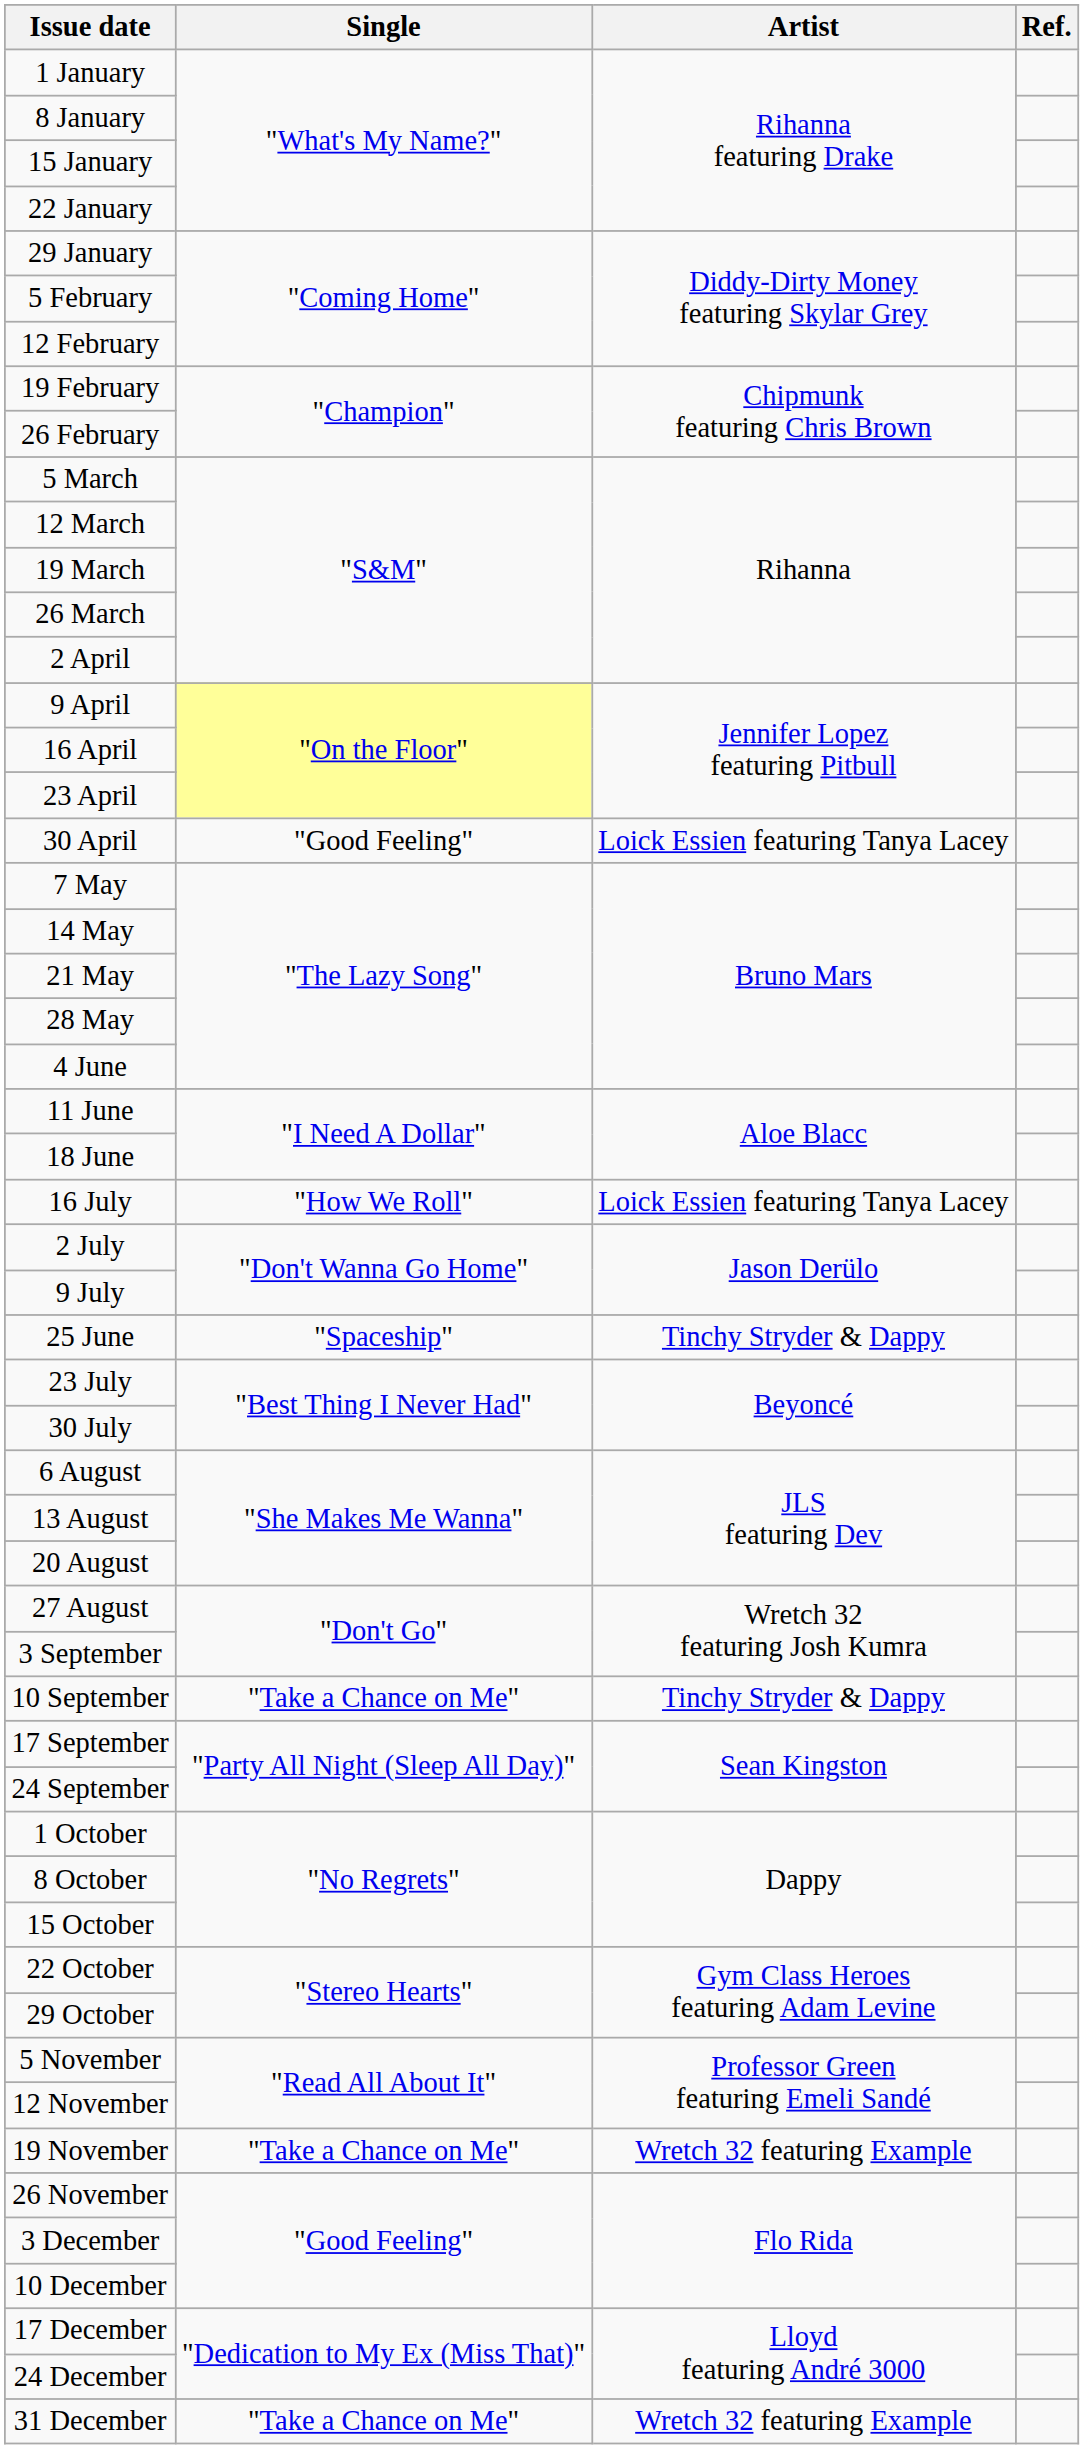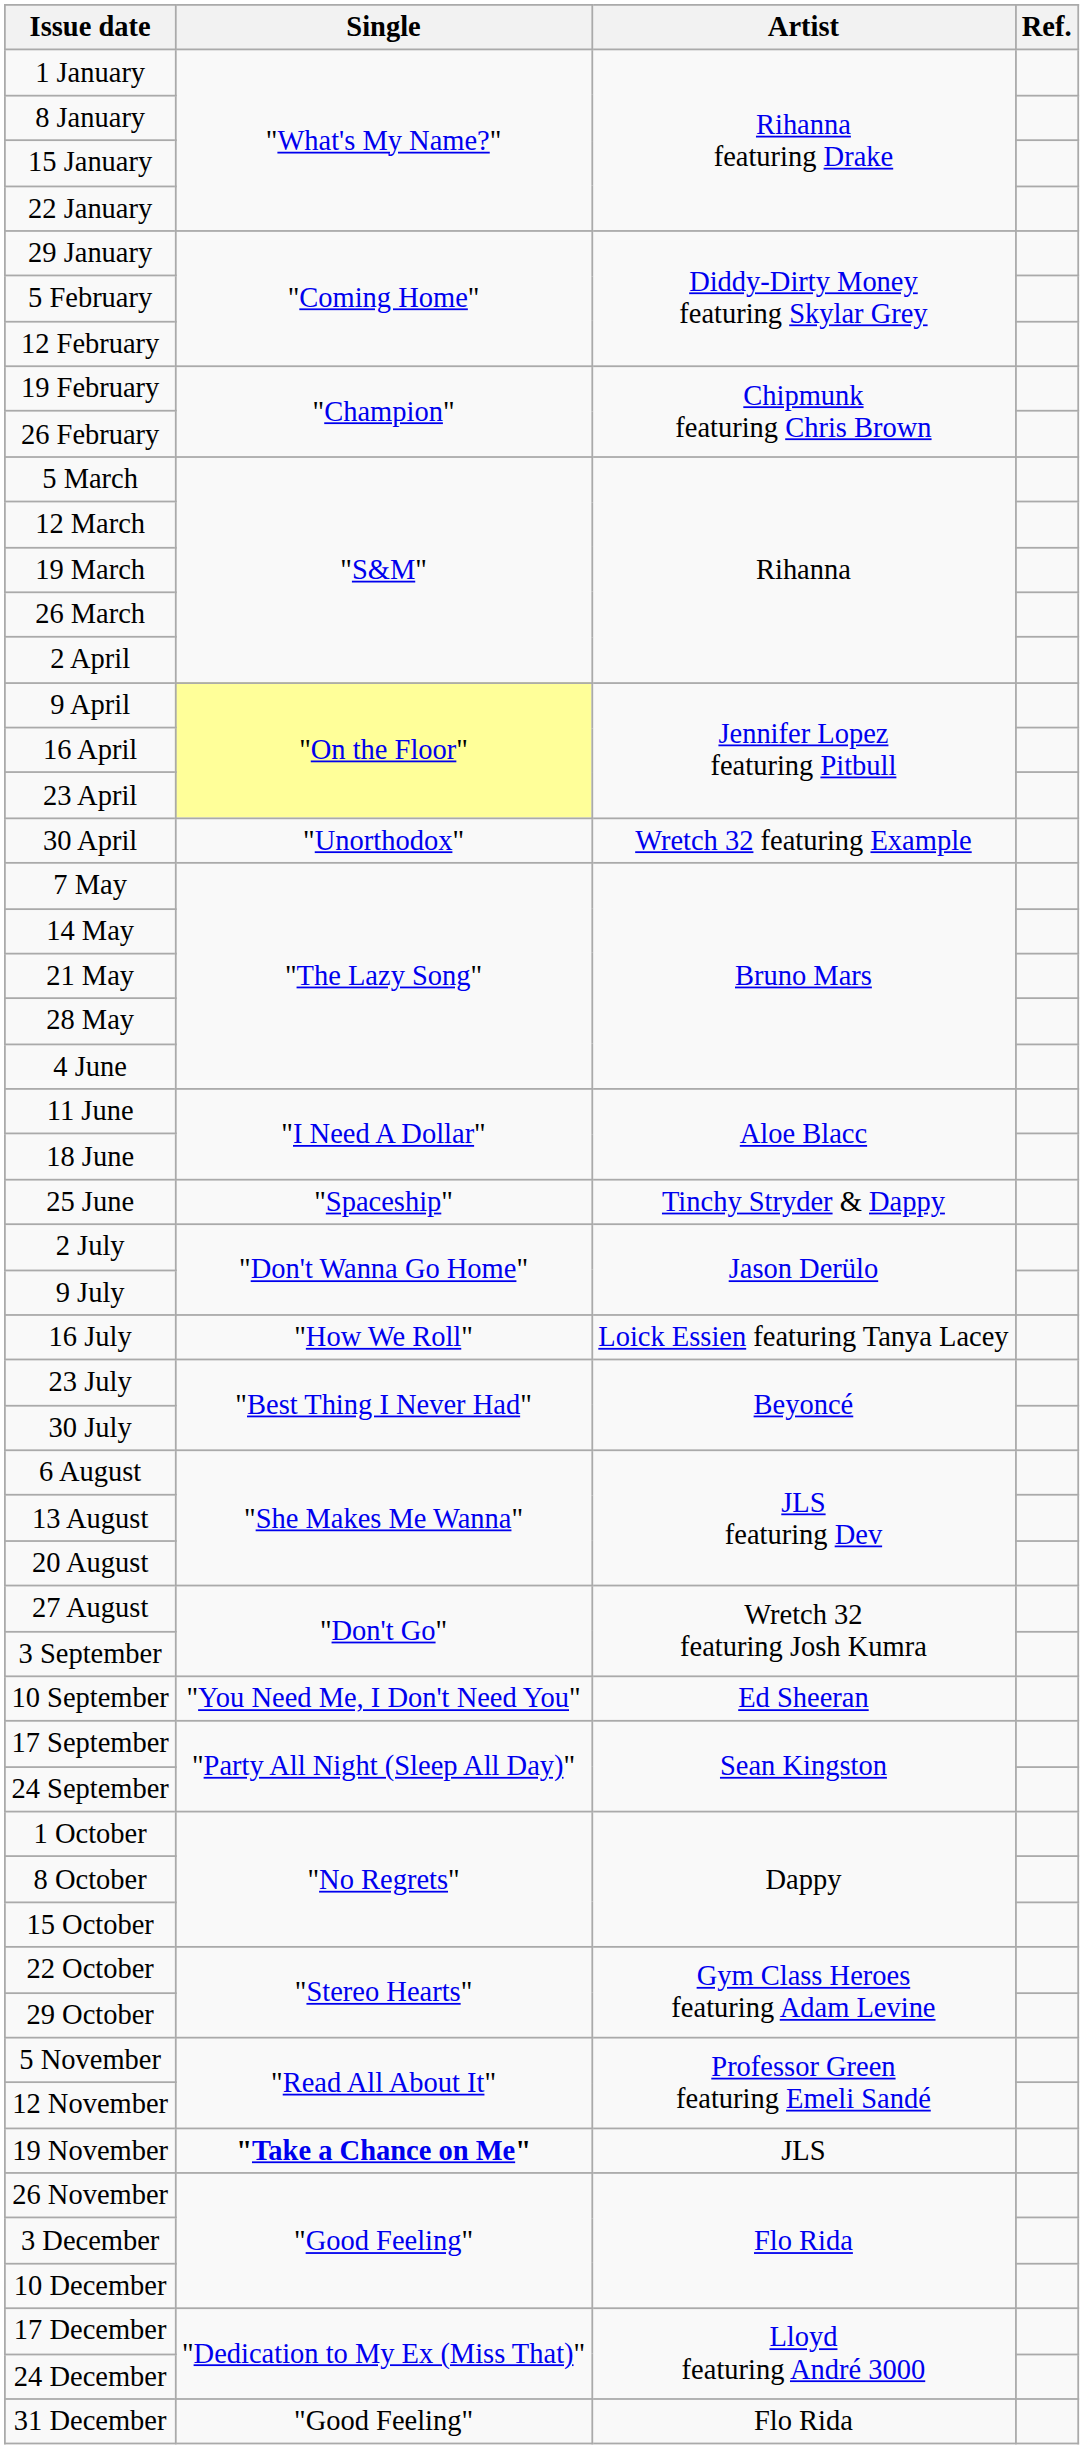(384, 840) "Good Feeling" -> (384, 840) "Unorthodox"
(803, 840) Loick Essien featuring Tanya Lacey -> (803, 840) Wretch 32 featuring Example
rows swapped: (90, 1336) <-> (90, 1201)
(384, 1698) "Take a Chance on Me" -> (384, 1698) "You Need Me, I Don't Need You"
(803, 1698) Tinchy Stryder & Dappy -> (803, 1698) Ed Sheeran
(384, 2149) normal -> (384, 2149) bold
(803, 2149) Wretch 32 featuring Example -> (803, 2149) JLS
(384, 2420) "Take a Chance on Me" -> (384, 2420) "Good Feeling"
(803, 2420) Wretch 32 featuring Example -> (803, 2420) Flo Rida
